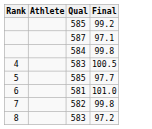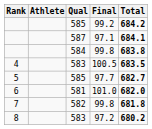+ column: (133, 11)
